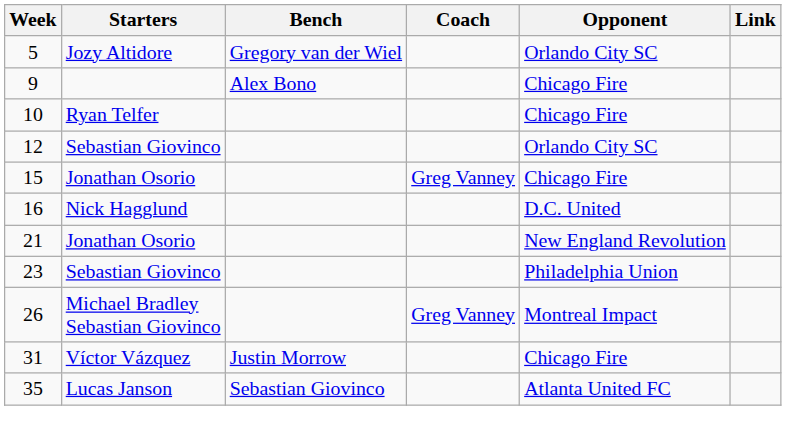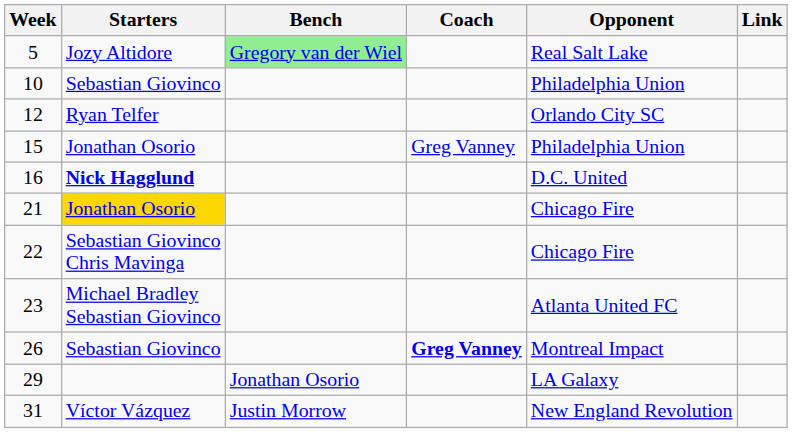(316, 51) no background -> (316, 51) lightgreen background
(591, 51) Orlando City SC -> (589, 51) Real Salt Lake
- row: (33, 83)
(112, 114) Ryan Telfer -> (143, 83) Sebastian Giovinco
(576, 114) Chicago Fire -> (608, 83) Philadelphia Union
(143, 146) Sebastian Giovinco -> (112, 114) Ryan Telfer
(576, 177) Chicago Fire -> (608, 146) Philadelphia Union
(127, 209) normal -> (130, 177) bold
(130, 240) no background -> (130, 209) gold background
(625, 240) New England Revolution -> (582, 209) Chicago Fire
+ row: (33, 251)
(143, 271) Sebastian Giovinco -> (143, 305) Michael Bradley Sebastian Giovinco
(601, 271) Philadelphia Union -> (604, 305) Atlanta United FC
(143, 314) Michael Bradley Sebastian Giovinco -> (143, 348) Sebastian Giovinco
(463, 314) normal -> (466, 348) bold
+ row: (33, 379)
(576, 357) Chicago Fire -> (632, 410) New England Revolution
- row: (33, 388)
